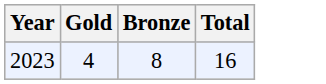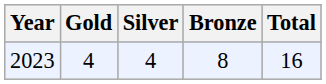+ column: (151, 23)
